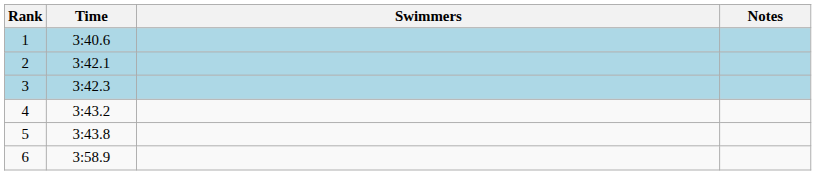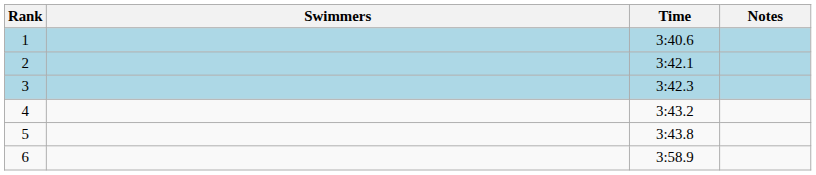columns swapped: (428, 16) <-> (91, 16)
